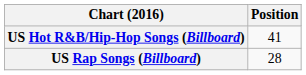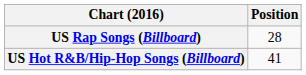rows swapped: (126, 37) <-> (126, 59)
